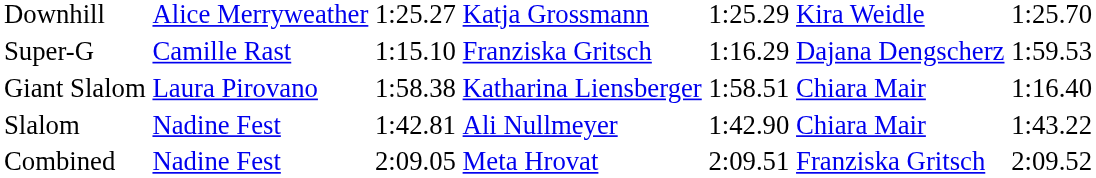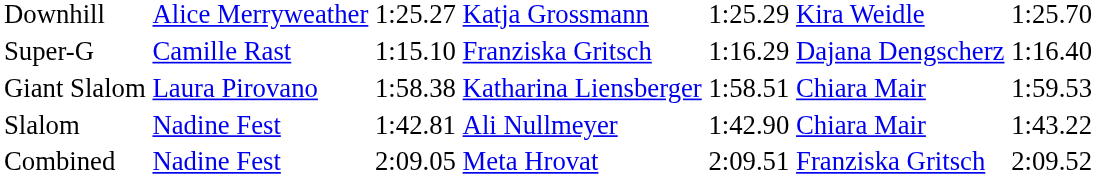(1052, 51) 1:59.53 -> (1052, 51) 1:16.40
(1052, 88) 1:16.40 -> (1052, 88) 1:59.53
